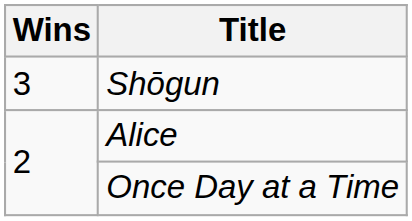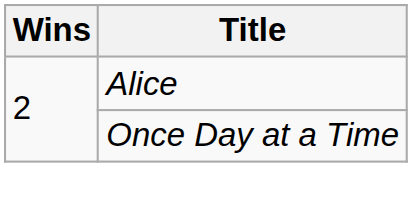- row: (163, 82)
